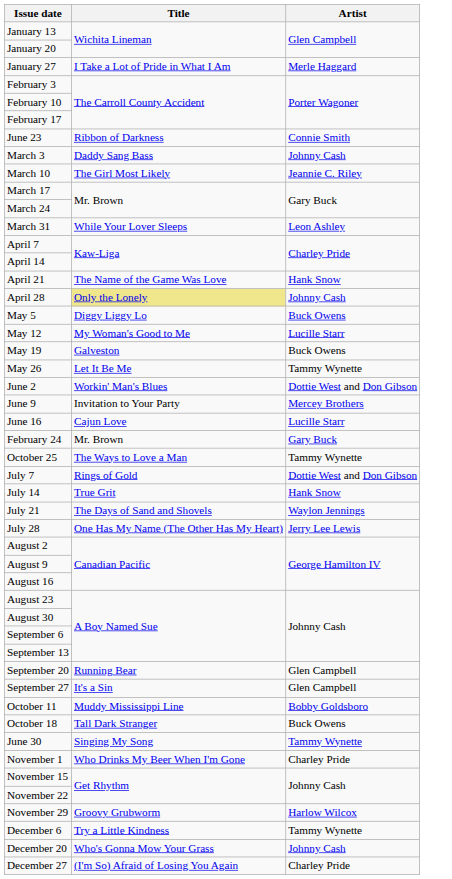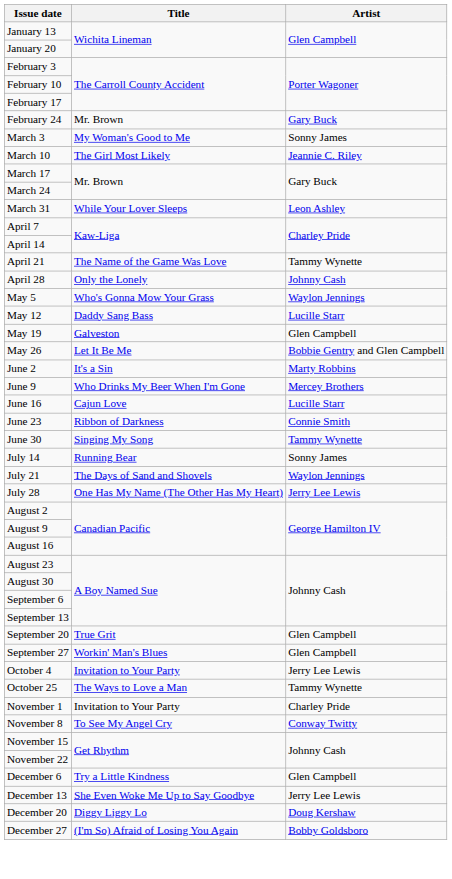- row: (31, 66)
rows swapped: (34, 439) <-> (24, 137)
(114, 155) Daddy Sang Bass -> (132, 137) My Woman's Good to Me
(317, 155) Johnny Cash -> (318, 137) Sonny James
(314, 279) Hank Snow -> (325, 262) Tammy Wynette
(111, 297) khaki background -> (111, 279) no background
(110, 315) Diggy Liggy Lo -> (144, 297) Who's Gonna Mow Your Grass
(317, 315) Buck Owens -> (326, 297) Waylon Jennings
(132, 333) My Woman's Good to Me -> (114, 315) Daddy Sang Bass
(317, 350) Buck Owens -> (322, 333) Glen Campbell
(325, 368) Tammy Wynette -> (366, 350) Bobbie Gentry and Glen Campbell
(121, 386) Workin' Man's Blues -> (93, 368) It's a Sin
(353, 386) Dottie West and Don Gibson -> (322, 368) Marty Robbins
(127, 404) Invitation to Your Party -> (159, 386) Who Drinks My Beer When I'm Gone
rows swapped: (24, 741) <-> (32, 457)
- row: (20, 475)
(95, 492) True Grit -> (105, 457) Running Bear
(314, 492) Hank Snow -> (318, 457) Sonny James
(105, 670) Running Bear -> (95, 635) True Grit
(93, 688) It's a Sin -> (121, 652) Workin' Man's Blues
+ row: (29, 670)
- row: (32, 706)
- row: (32, 723)
(159, 759) Who Drinks My Beer When I'm Gone -> (127, 706) Invitation to Your Party
+ row: (35, 723)
- row: (38, 812)
(325, 830) Tammy Wynette -> (322, 777) Glen Campbell
+ row: (37, 794)
(144, 848) Who's Gonna Mow Your Grass -> (110, 812) Diggy Liggy Lo
(317, 848) Johnny Cash -> (322, 812) Doug Kershaw
(319, 865) Charley Pride -> (328, 830) Bobby Goldsboro
